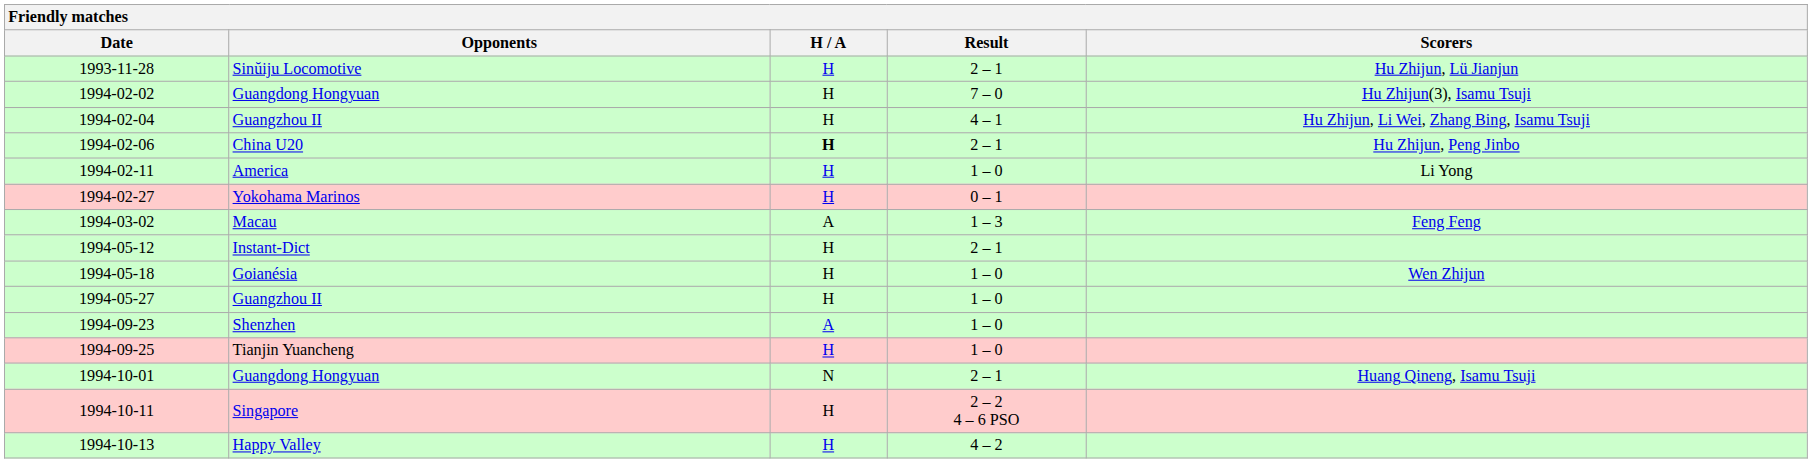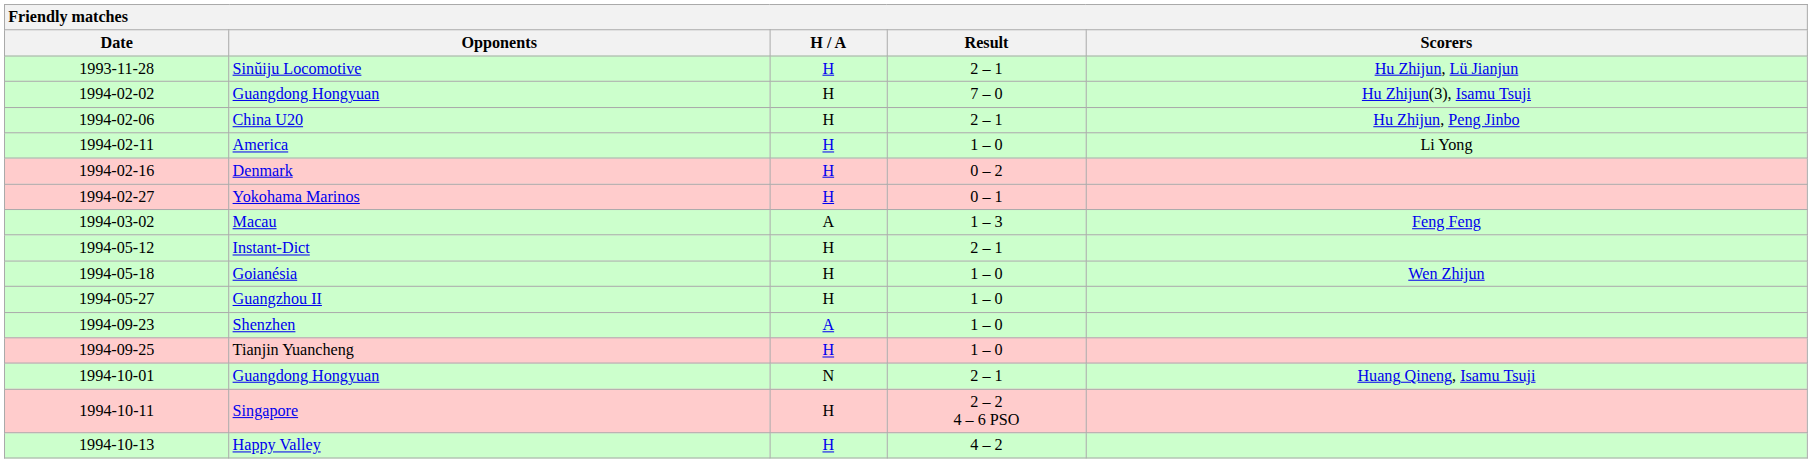- row: (117, 119)
(828, 145) bold -> (828, 119) normal
+ row: (117, 171)
